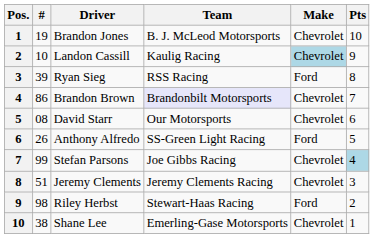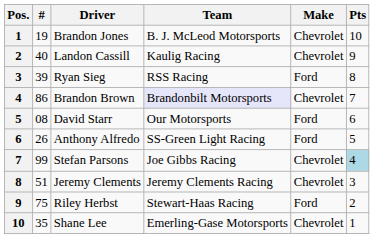(42, 56) 10 -> (42, 56) 40
(319, 56) lightblue background -> (319, 56) no background
(319, 119) Chevrolet -> (306, 119) Ford
(42, 202) 98 -> (42, 202) 75
(42, 223) 38 -> (42, 223) 35
